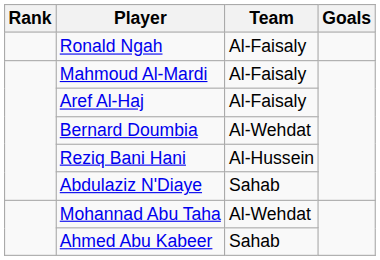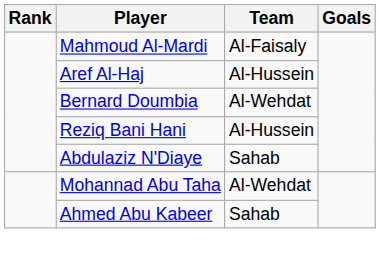- row: (111, 46)
(268, 102) Al-Faisaly -> (272, 74) Al-Hussein
